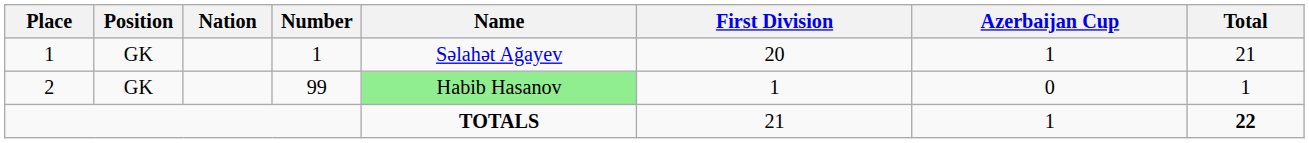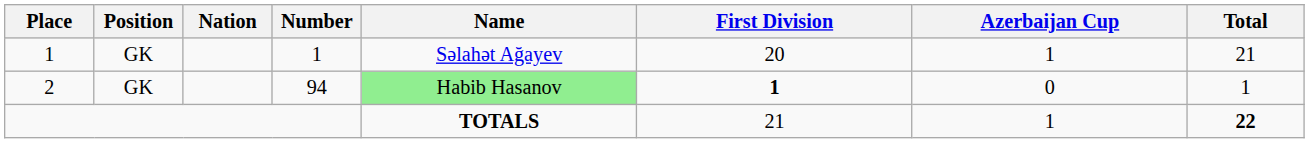(317, 88) 99 -> (317, 88) 94
(775, 88) normal -> (775, 88) bold
